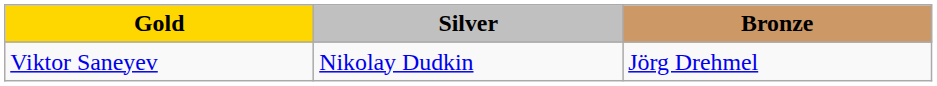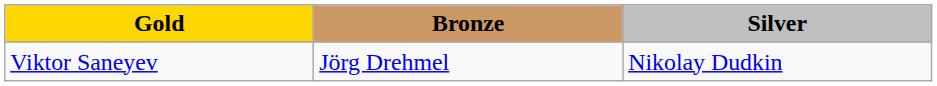columns swapped: (468, 23) <-> (777, 23)
